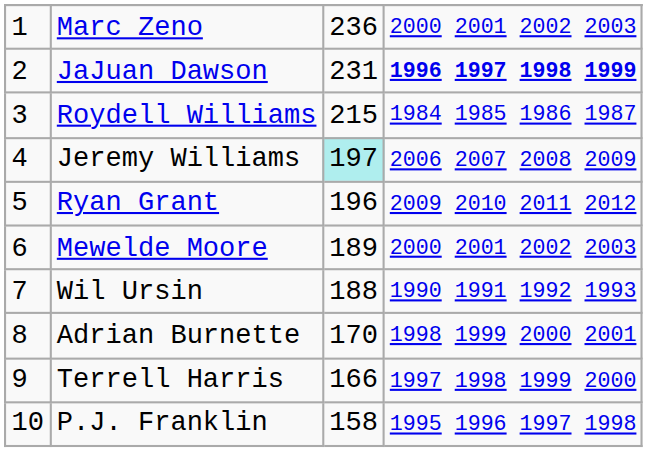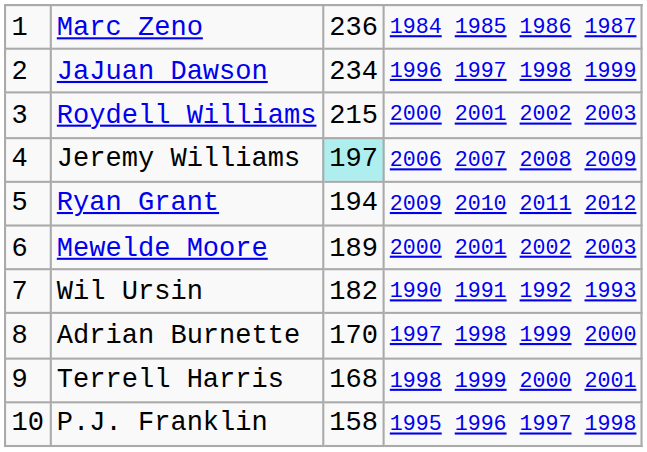(513, 27) 2000 2001 2002 2003 -> (513, 27) 1984 1985 1986 1987
(354, 71) 231 -> (354, 71) 234
(513, 71) bold -> (513, 71) normal
(513, 115) 1984 1985 1986 1987 -> (513, 115) 2000 2001 2002 2003
(354, 203) 196 -> (354, 203) 194
(354, 291) 188 -> (354, 291) 182
(513, 336) 1998 1999 2000 2001 -> (513, 336) 1997 1998 1999 2000
(354, 380) 166 -> (354, 380) 168
(513, 380) 1997 1998 1999 2000 -> (513, 380) 1998 1999 2000 2001
